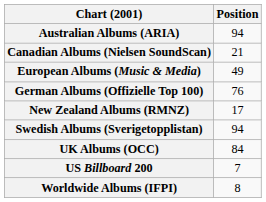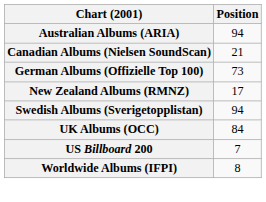- row: (109, 71)
(237, 91) 76 -> (237, 71) 73
